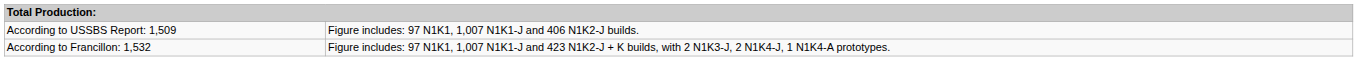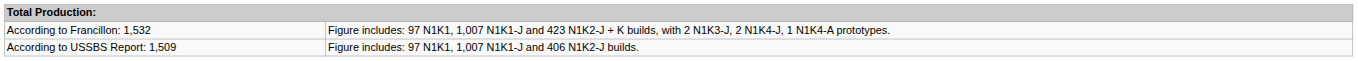rows swapped: (93, 30) <-> (80, 47)
